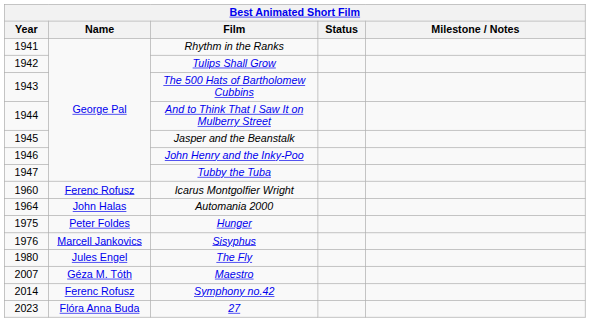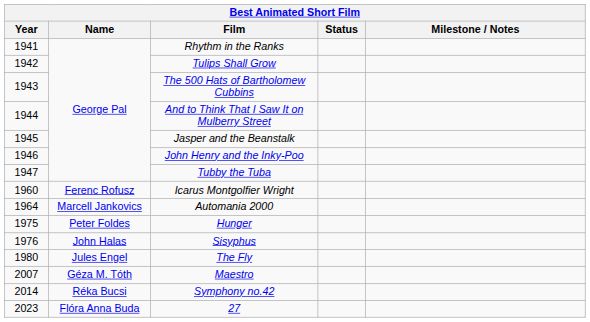(100, 207) John Halas -> (100, 207) Marcell Jankovics
(100, 241) Marcell Jankovics -> (100, 241) John Halas
(100, 292) Ferenc Rofusz -> (100, 292) Réka Bucsi
